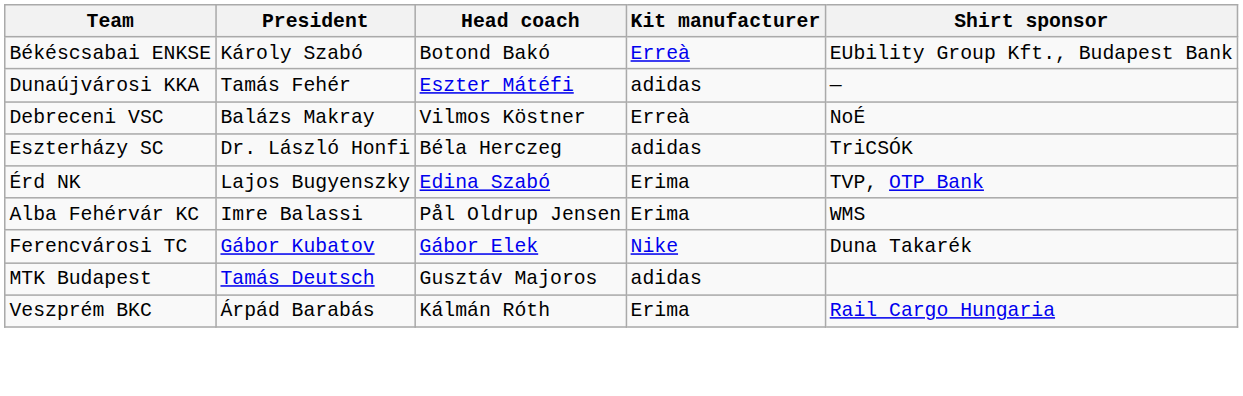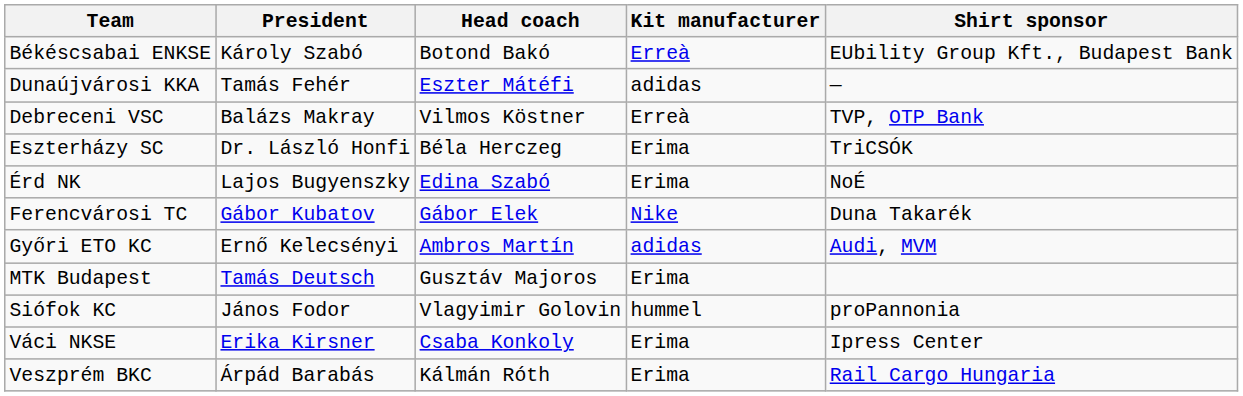(848, 117) NoÉ -> (907, 117) TVP, OTP Bank
(666, 150) adidas -> (660, 150) Erima
(907, 182) TVP, OTP Bank -> (848, 182) NoÉ
- row: (104, 214)
+ row: (81, 246)
(666, 279) adidas -> (660, 279) Erima
+ row: (63, 311)
+ row: (63, 343)
